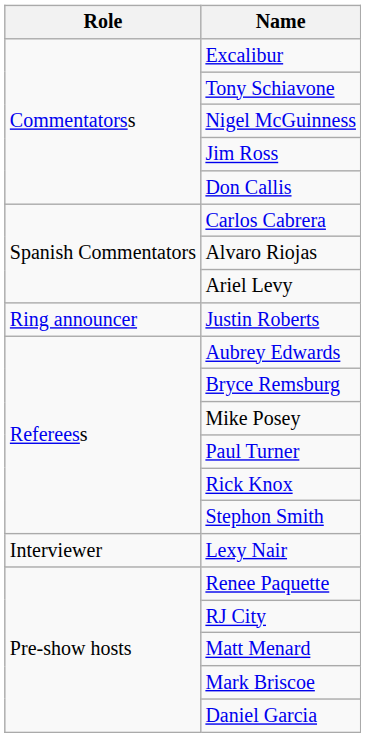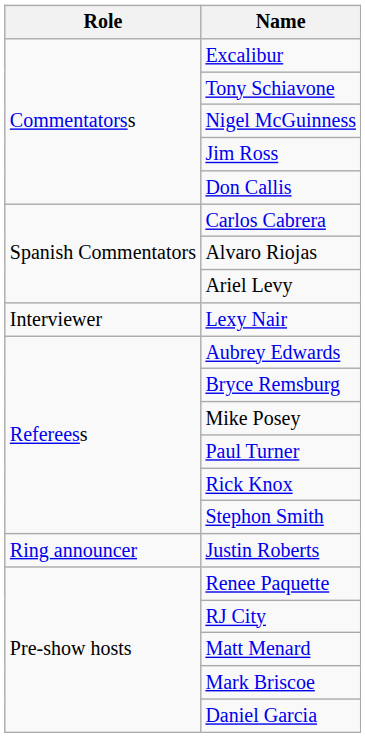rows swapped: (262, 319) <-> (246, 550)
